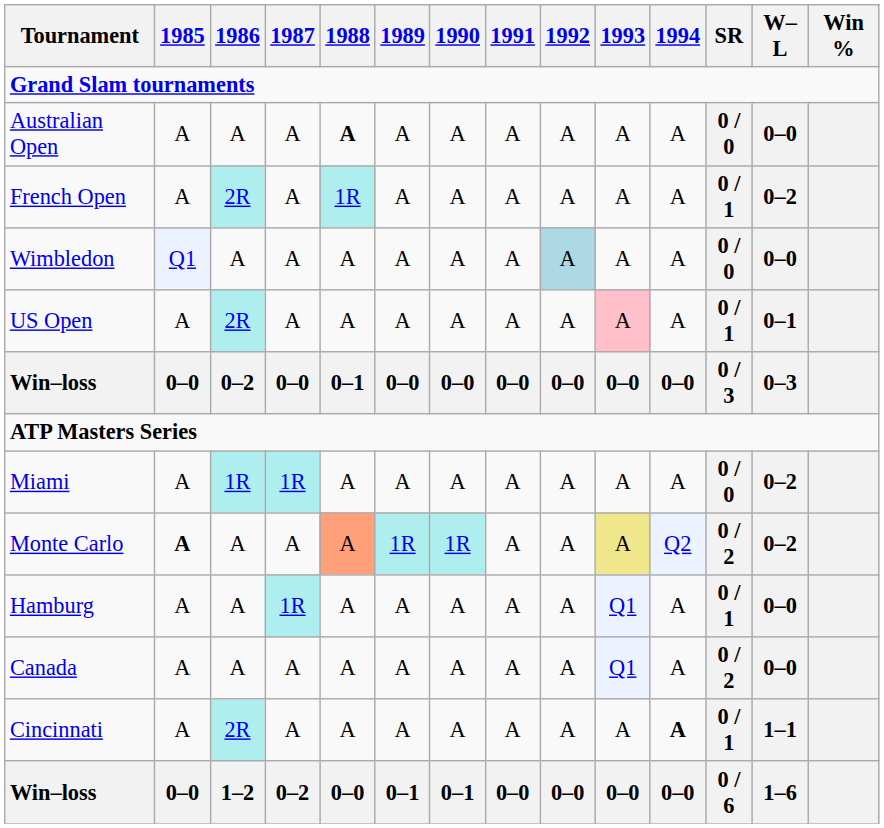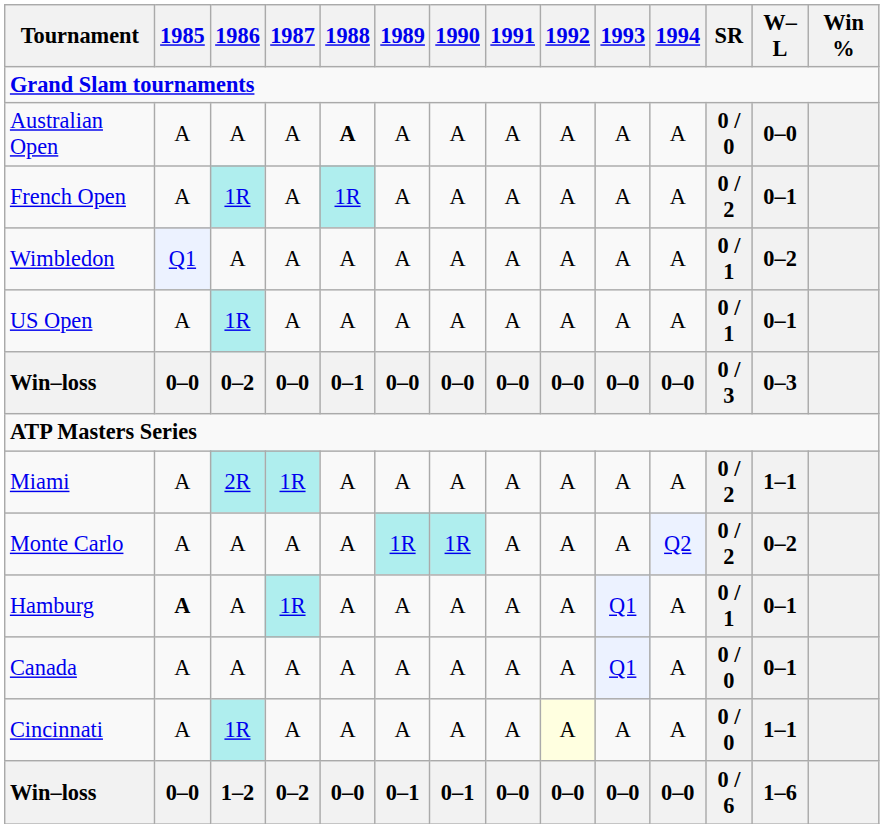(237, 195) 2R -> (237, 195) 1R
(729, 195) 0 / 1 -> (729, 195) 0 / 2
(780, 195) 0–2 -> (780, 195) 0–1
(568, 257) lightblue background -> (568, 257) no background
(729, 257) 0 / 0 -> (729, 257) 0 / 1
(780, 257) 0–0 -> (780, 257) 0–2
(237, 320) 2R -> (237, 320) 1R
(623, 320) pink background -> (623, 320) no background
(237, 480) 1R -> (237, 480) 2R
(729, 480) 0 / 0 -> (729, 480) 0 / 2
(780, 480) 0–2 -> (780, 480) 1–1
(182, 542) bold -> (182, 542) normal
(348, 542) lightsalmon background -> (348, 542) no background
(623, 542) khaki background -> (623, 542) no background
(182, 605) normal -> (182, 605) bold
(780, 605) 0–0 -> (780, 605) 0–1
(729, 667) 0 / 2 -> (729, 667) 0 / 0
(780, 667) 0–0 -> (780, 667) 0–1
(237, 729) 2R -> (237, 729) 1R
(568, 729) no background -> (568, 729) lightyellow background
(678, 729) bold -> (678, 729) normal
(729, 729) 0 / 1 -> (729, 729) 0 / 0
